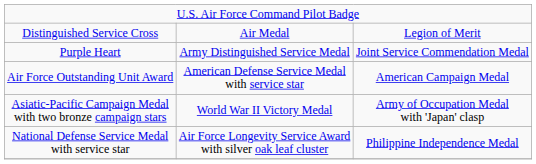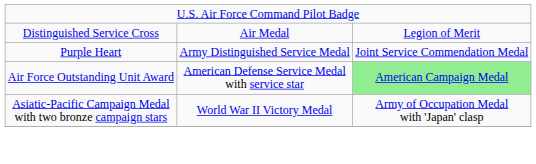(442, 77) no background -> (442, 77) lightgreen background
- row: (90, 142)
